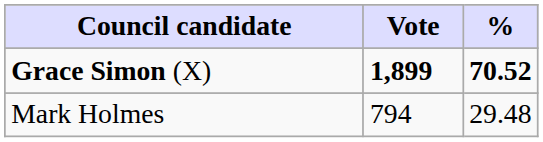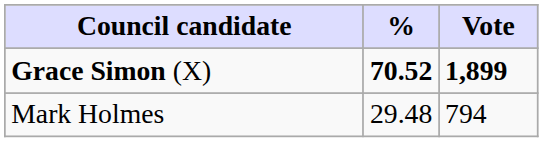columns swapped: (413, 26) <-> (500, 26)
